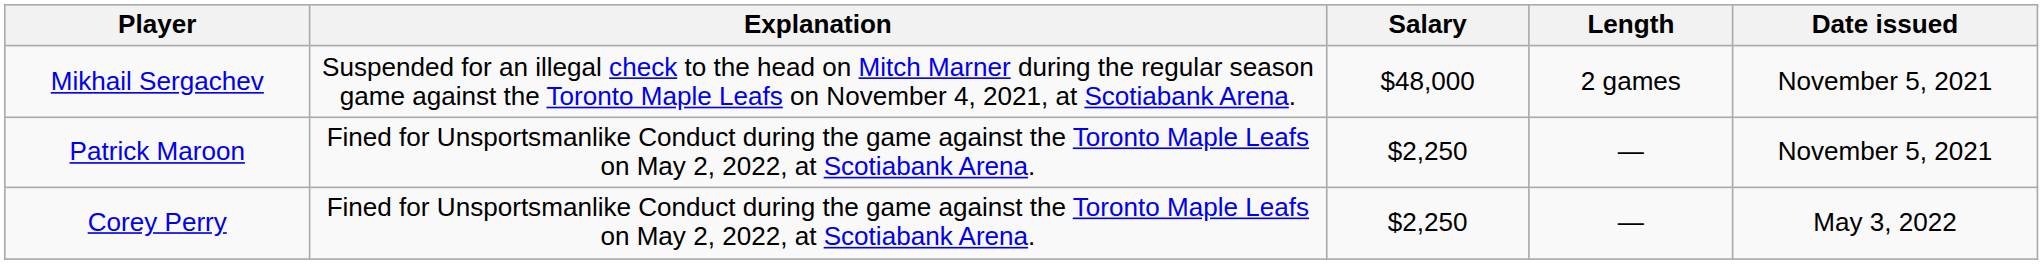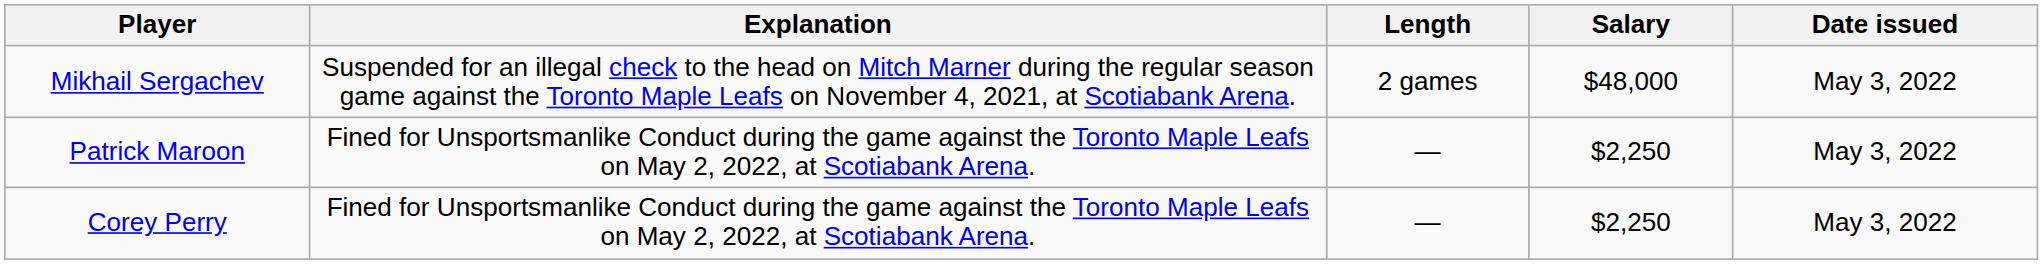columns swapped: (1631, 25) <-> (1428, 25)
(1885, 81) November 5, 2021 -> (1885, 81) May 3, 2022
(1885, 151) November 5, 2021 -> (1885, 151) May 3, 2022
